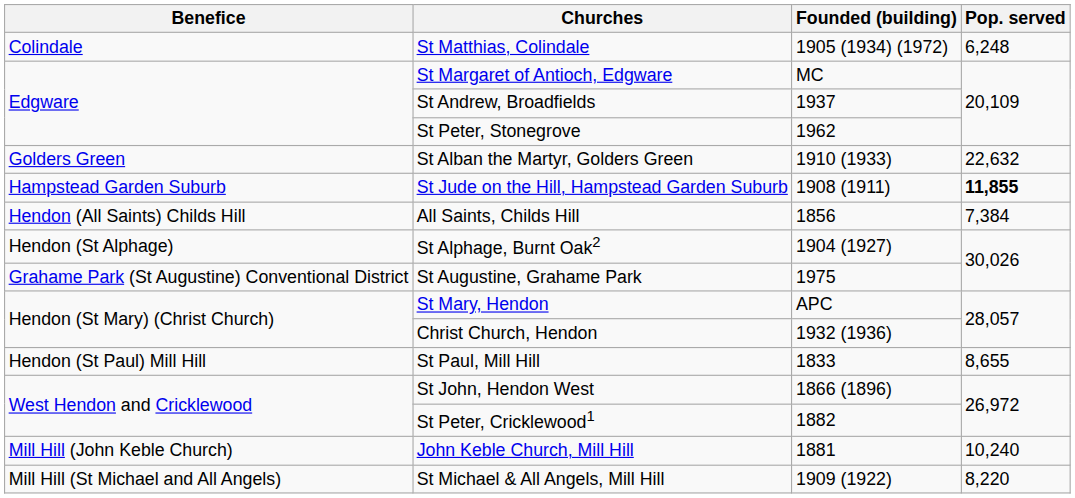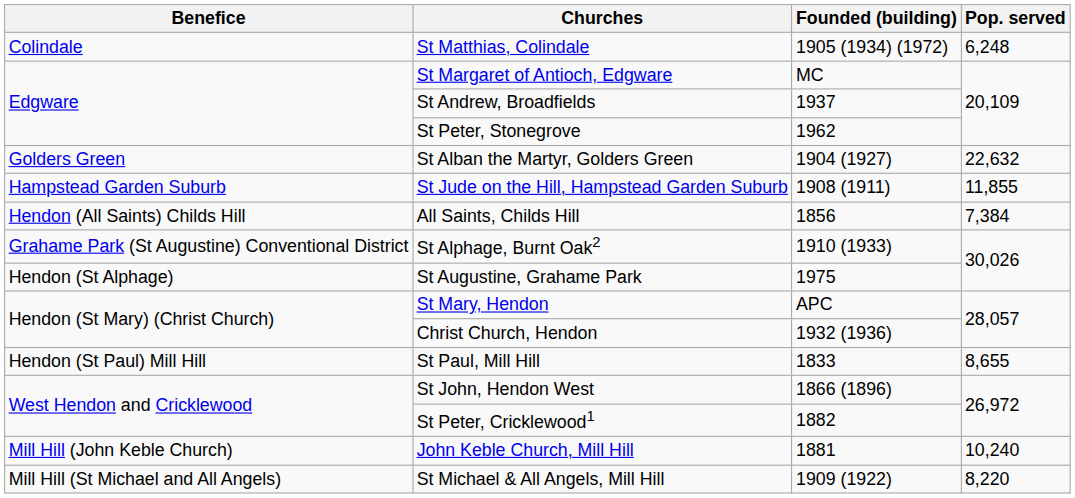(844, 159) 1910 (1933) -> (844, 159) 1904 (1927)
(992, 187) bold -> (991, 187) normal
(91, 246) Hendon (St Alphage) -> (209, 246) Grahame Park (St Augustine) Conventional District
(844, 246) 1904 (1927) -> (844, 246) 1910 (1933)
(209, 276) Grahame Park (St Augustine) Conventional District -> (91, 276) Hendon (St Alphage)
